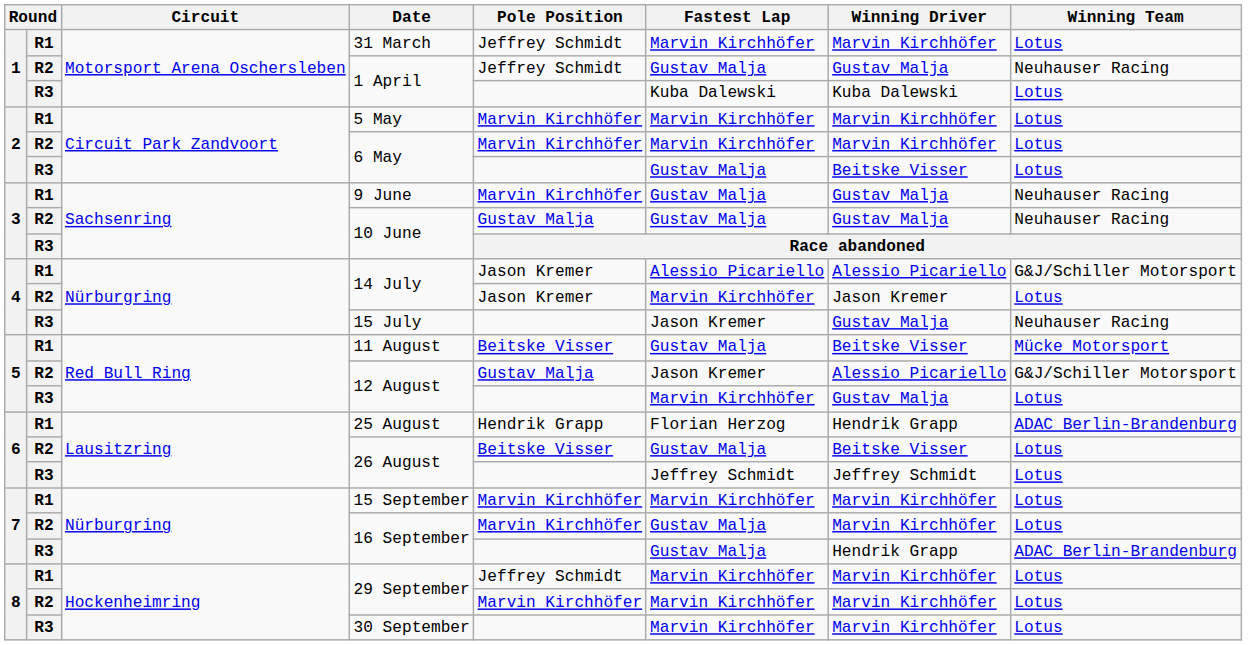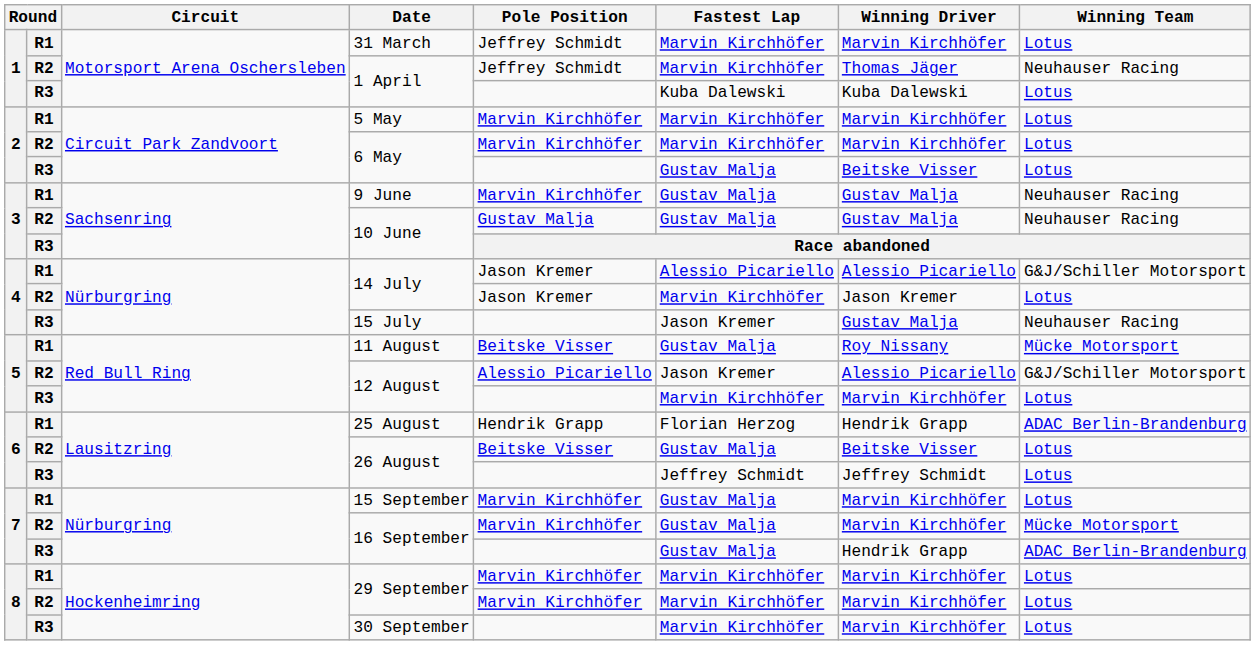(708, 68) Gustav Malja -> (742, 68) Marvin Kirchhöfer
(890, 68) Gustav Malja -> (900, 68) Thomas Jäger
(900, 348) Beitske Visser -> (895, 348) Roy Nissany
(536, 373) Gustav Malja -> (565, 373) Alessio Picariello
(890, 399) Gustav Malja -> (924, 399) Marvin Kirchhöfer
(732, 500) Marvin Kirchhöfer -> (718, 500) Gustav Malja
(1038, 526) Lotus -> (1101, 526) Mücke Motorsport
(550, 577) Jeffrey Schmidt -> (560, 577) Marvin Kirchhöfer
